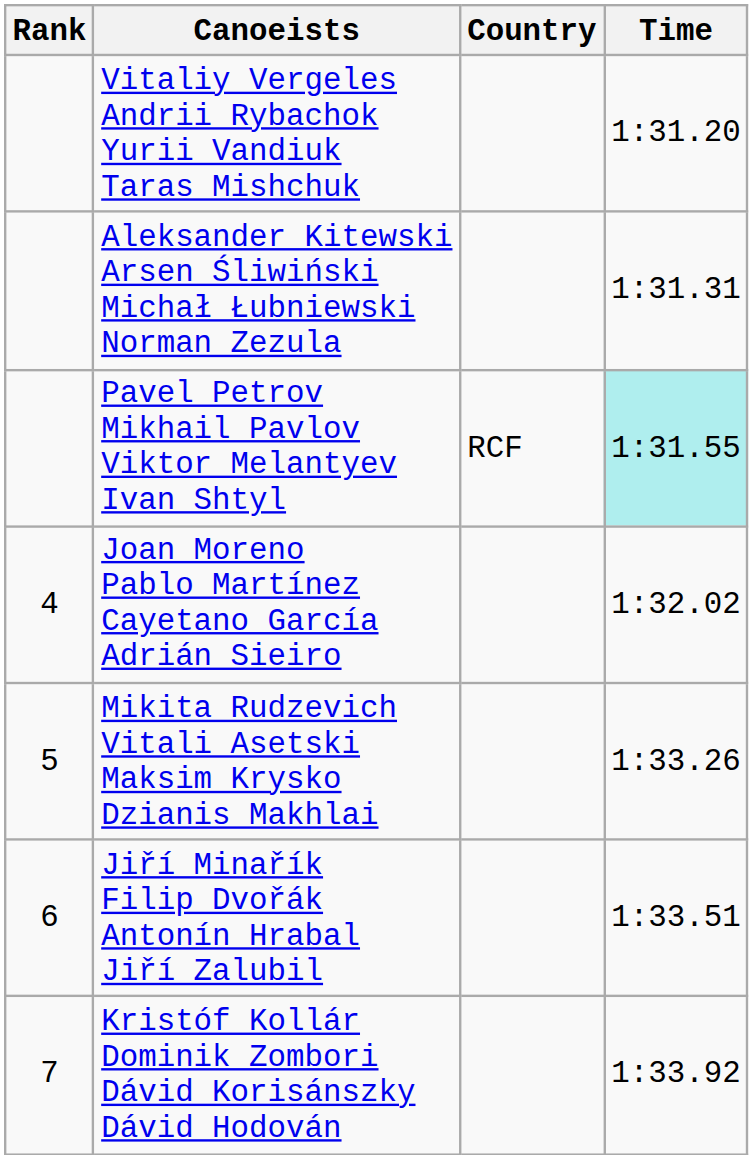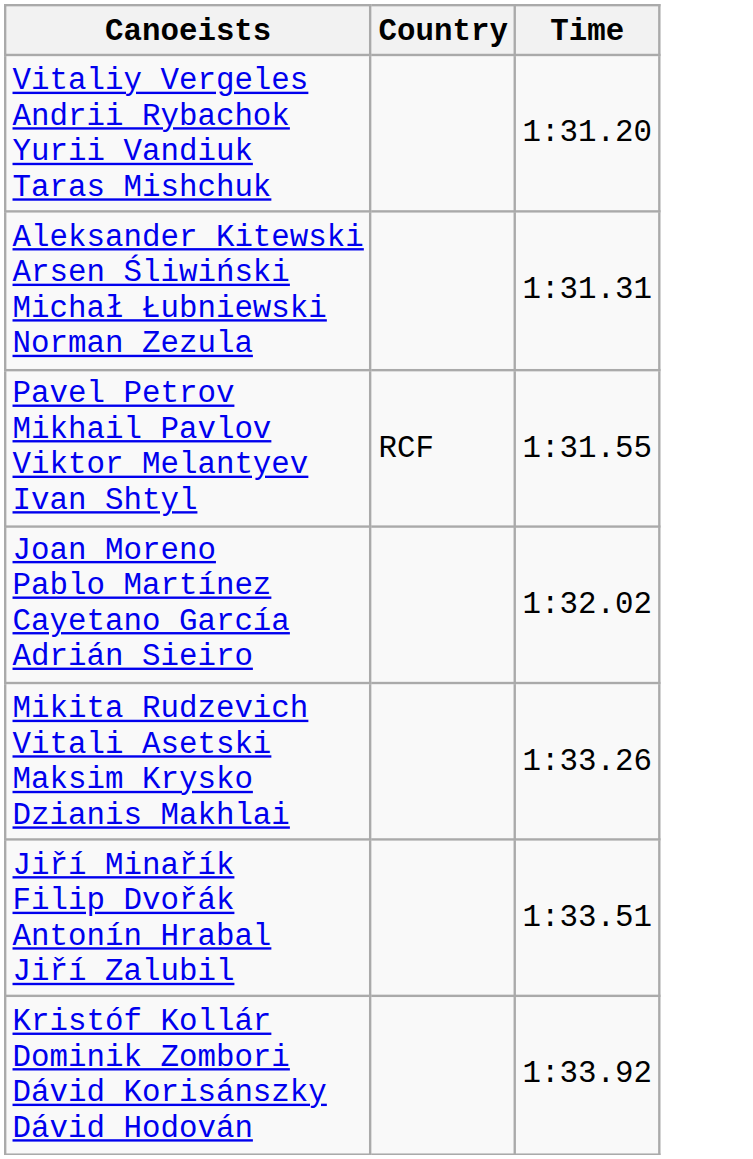- column: (50, 30)
(676, 448) paleturquoise background -> (587, 448) no background
